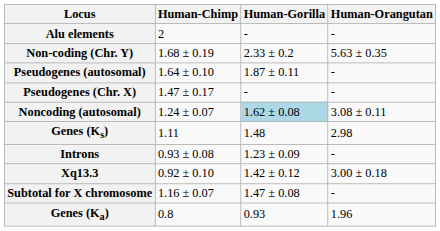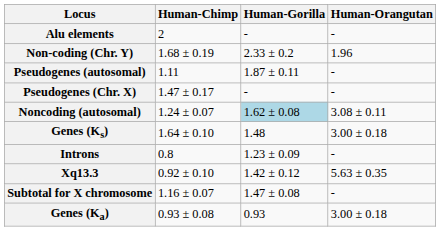(359, 53) 5.63 ± 0.35 -> (342, 53) 1.96
(186, 72) 1.64 ± 0.10 -> (168, 72) 1.11
(168, 133) 1.11 -> (186, 133) 1.64 ± 0.10
(342, 133) 2.98 -> (359, 133) 3.00 ± 0.18
(186, 154) 0.93 ± 0.08 -> (166, 154) 0.8
(359, 173) 3.00 ± 0.18 -> (359, 173) 5.63 ± 0.35
(166, 214) 0.8 -> (186, 214) 0.93 ± 0.08
(342, 214) 1.96 -> (359, 214) 3.00 ± 0.18
